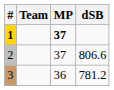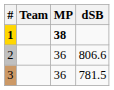(60, 35) 37 -> (60, 35) 38
(60, 55) 37 -> (60, 55) 36
(92, 75) 781.2 -> (92, 75) 781.5
